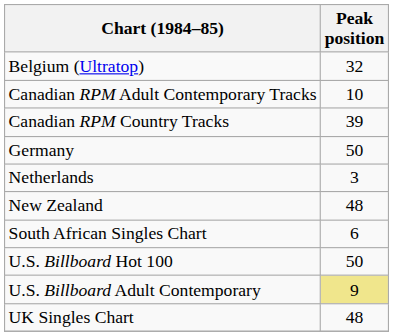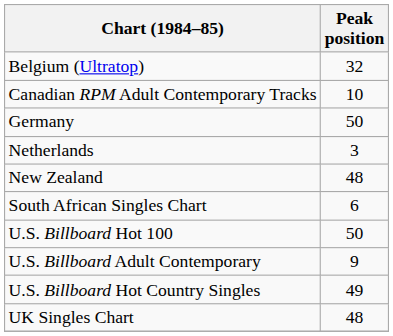- row: (119, 121)
(355, 289) khaki background -> (355, 261) no background
+ row: (134, 289)
